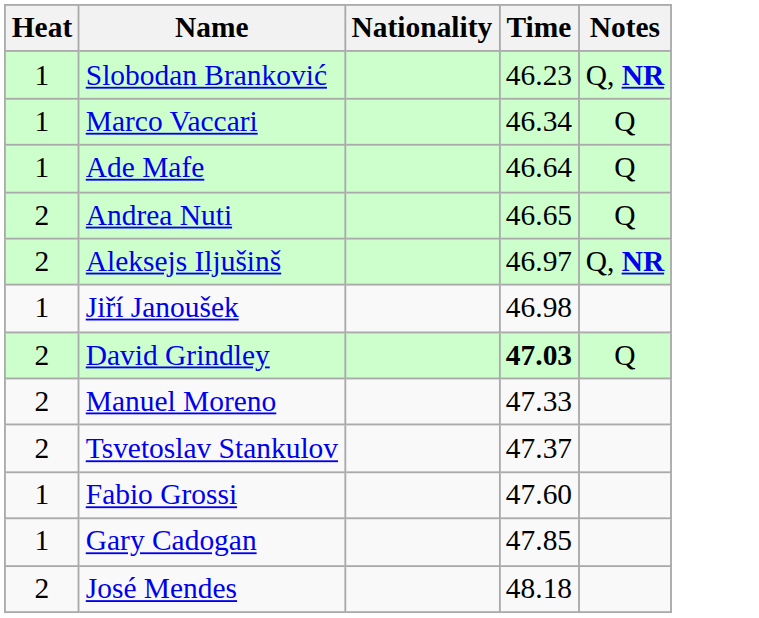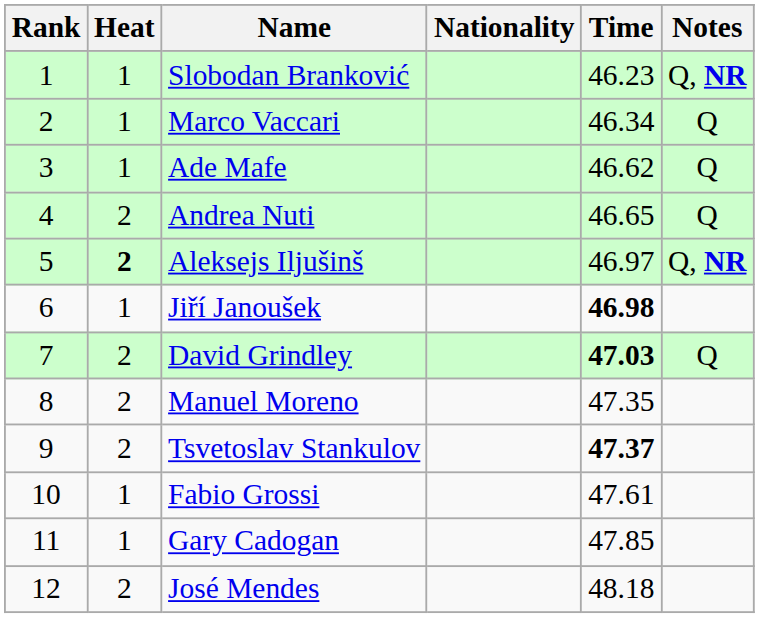+ column: (46, 27)
(539, 167) 46.64 -> (621, 167) 46.62
(42, 261) normal -> (124, 261) bold
(539, 307) normal -> (621, 307) bold
(539, 401) 47.33 -> (621, 401) 47.35
(539, 448) normal -> (621, 448) bold
(539, 494) 47.60 -> (621, 494) 47.61
